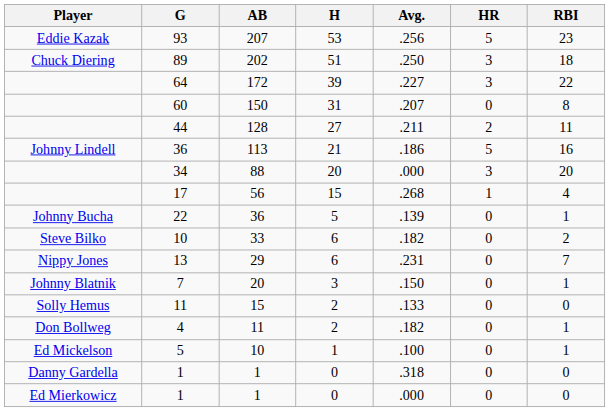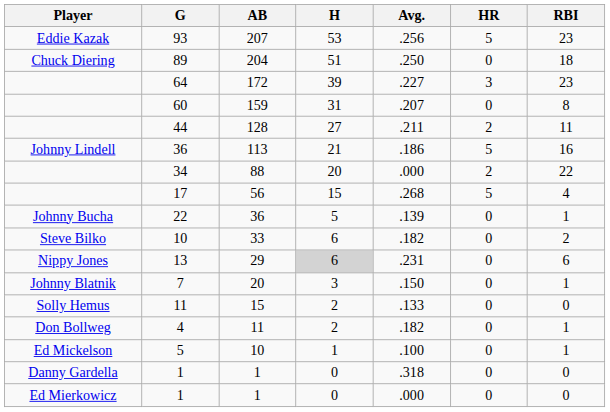(257, 60) 202 -> (257, 60) 204
(489, 60) 3 -> (489, 60) 0
(566, 82) 22 -> (566, 82) 23
(257, 104) 150 -> (257, 104) 159
(489, 171) 3 -> (489, 171) 2
(566, 171) 20 -> (566, 171) 22
(489, 194) 1 -> (489, 194) 5
(334, 261) no background -> (334, 261) lightgrey background
(566, 261) 7 -> (566, 261) 6
